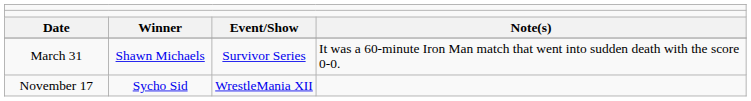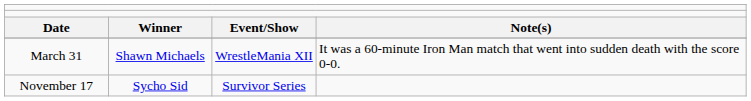(264, 56) Survivor Series -> (264, 56) WrestleMania XII
(264, 85) WrestleMania XII -> (264, 85) Survivor Series
